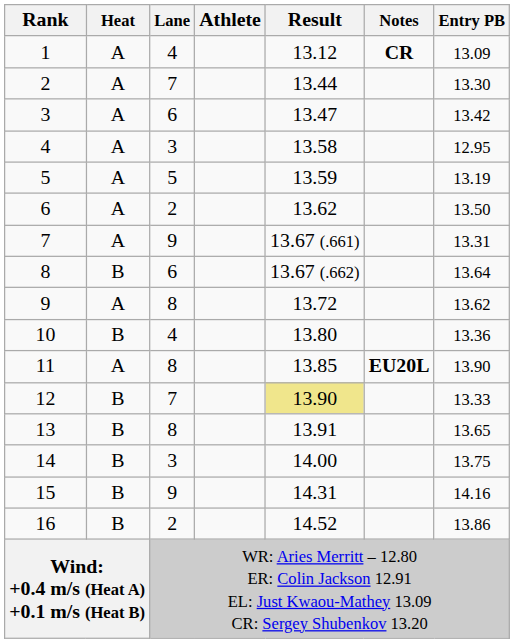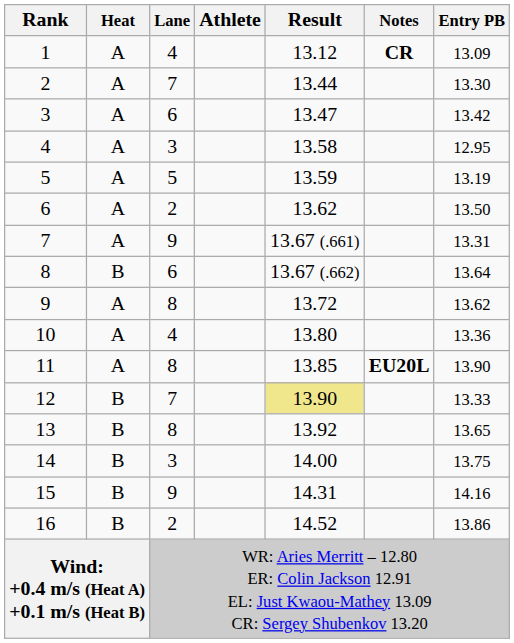(118, 334) B -> (118, 334) A
(315, 429) 13.91 -> (315, 429) 13.92
